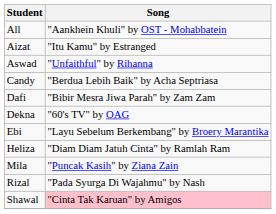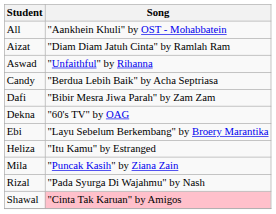(102, 47) "Itu Kamu" by Estranged -> (139, 47) "Diam Diam Jatuh Cinta" by Ramlah Ram
(139, 149) "Diam Diam Jatuh Cinta" by Ramlah Ram -> (102, 149) "Itu Kamu" by Estranged
